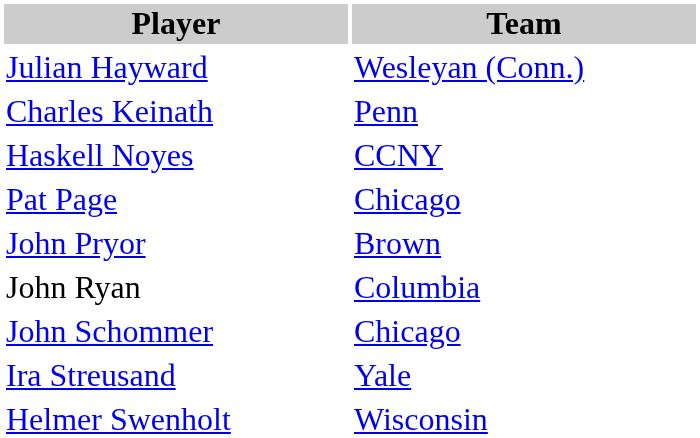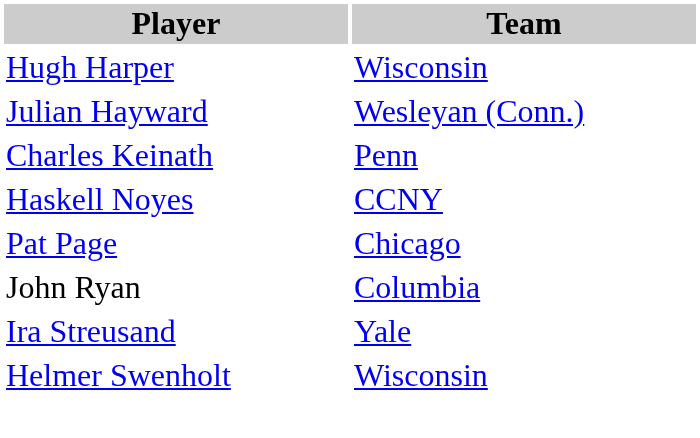+ row: (90, 67)
- row: (76, 243)
- row: (110, 331)
